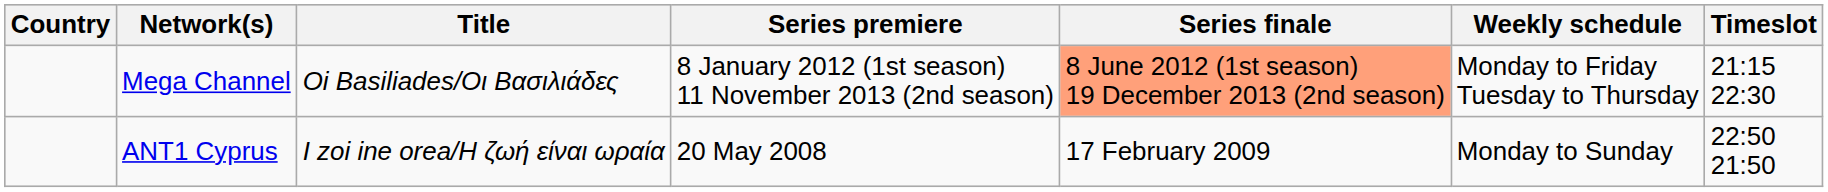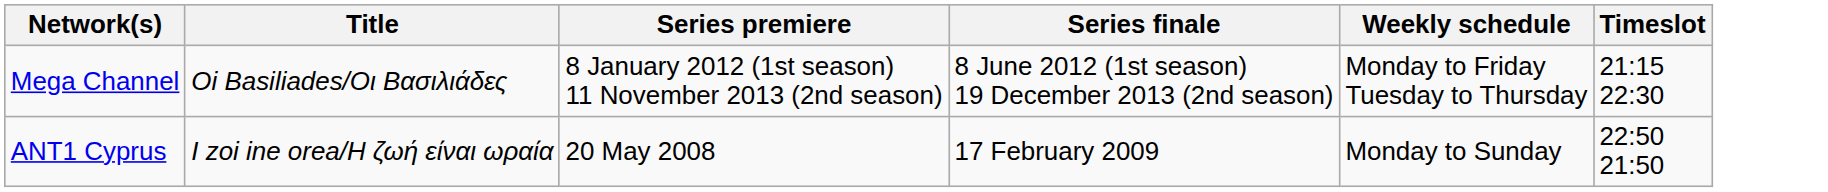- column: (60, 25)
(1255, 80) lightsalmon background -> (1144, 80) no background
